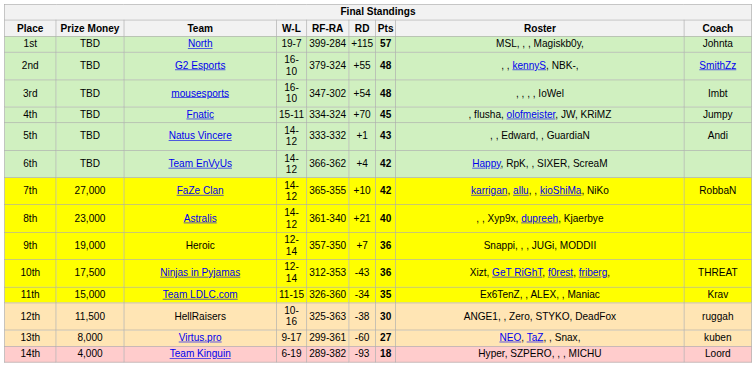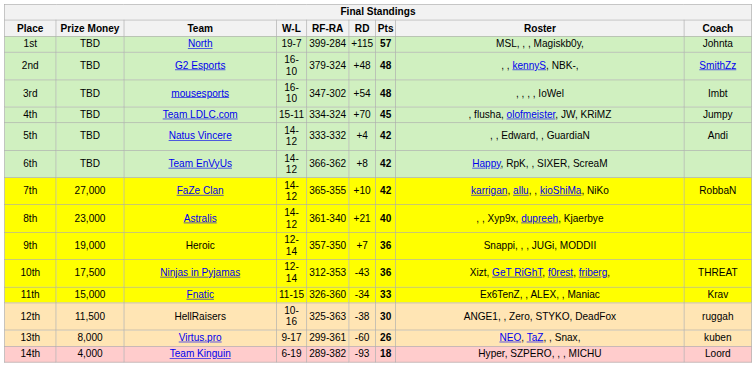(362, 66) +55 -> (362, 66) +48
(200, 115) Fnatic -> (200, 115) Team LDLC.com
(362, 136) +1 -> (362, 136) +4
(386, 136) 43 -> (386, 136) 42
(362, 164) +4 -> (362, 164) +8
(200, 295) Team LDLC.com -> (200, 295) Fnatic
(386, 295) 35 -> (386, 295) 33
(386, 338) 27 -> (386, 338) 26
